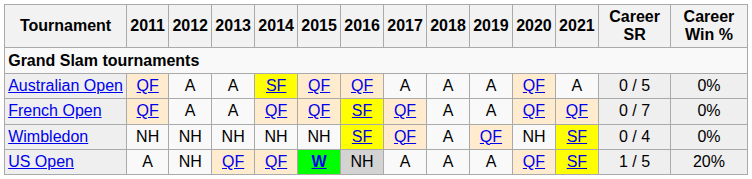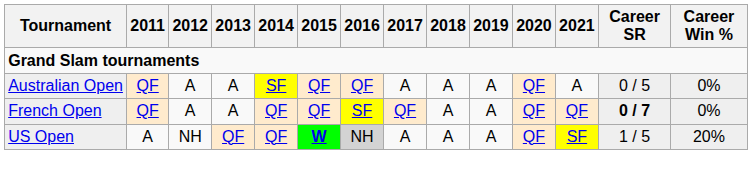(635, 111) normal -> (635, 111) bold
- row: (48, 136)
